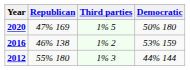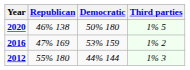columns swapped: (160, 12) <-> (106, 12)
(53, 27) 47% 169 -> (53, 27) 46% 138
(53, 42) 46% 138 -> (53, 42) 47% 169
